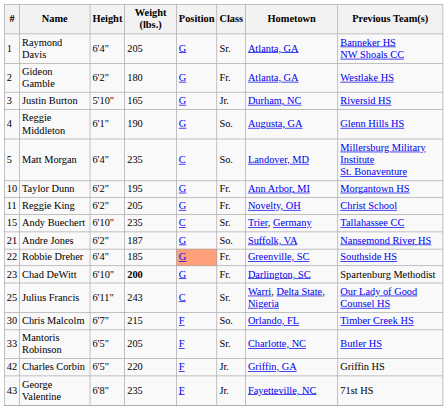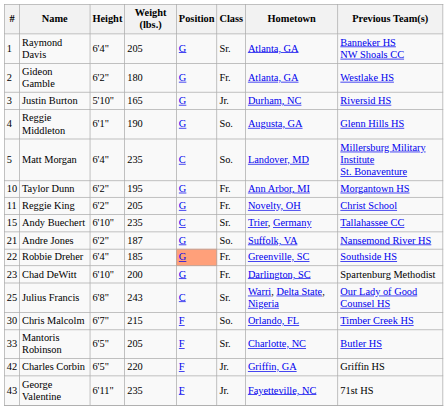(135, 274) bold -> (135, 274) normal
(103, 298) 6'11" -> (101, 298) 6'8"
(101, 391) 6'8" -> (103, 391) 6'11"
